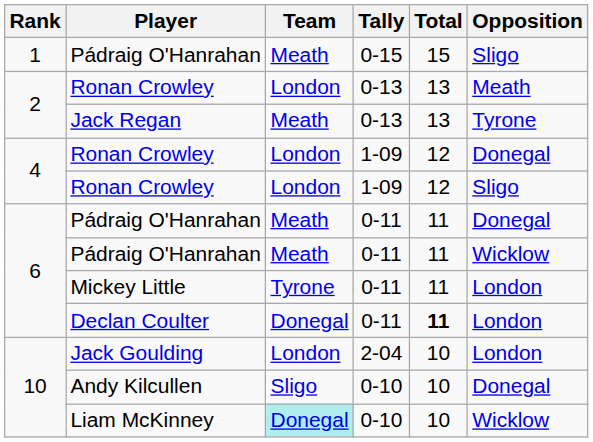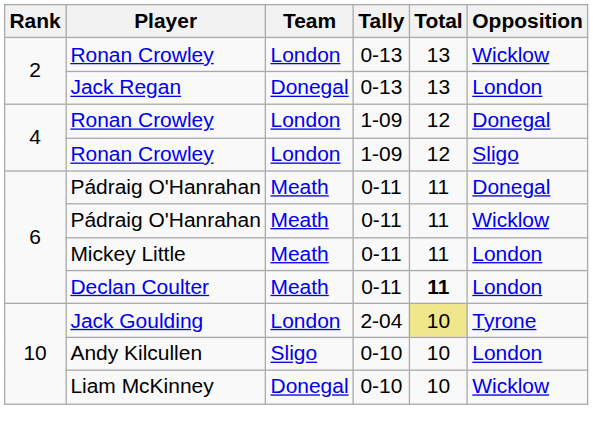- row: (166, 54)
(501, 87) Meath -> (511, 54) Wicklow
(300, 120) Meath -> (310, 87) Donegal
(504, 120) Tyrone -> (507, 87) London
(303, 287) Tyrone -> (300, 253) Meath
(310, 320) Donegal -> (300, 287) Meath
(438, 353) no background -> (438, 320) khaki background
(507, 353) London -> (504, 320) Tyrone
(511, 386) Donegal -> (507, 353) London
(310, 420) paleturquoise background -> (310, 386) no background
